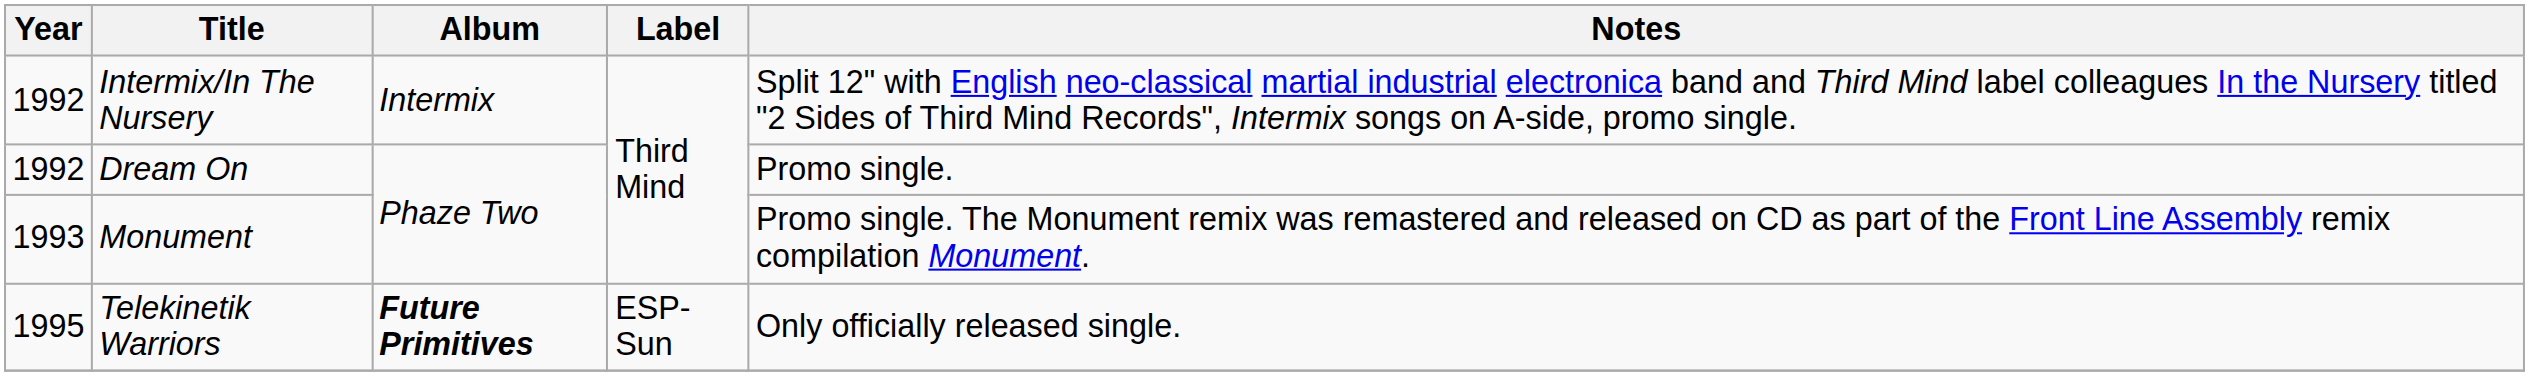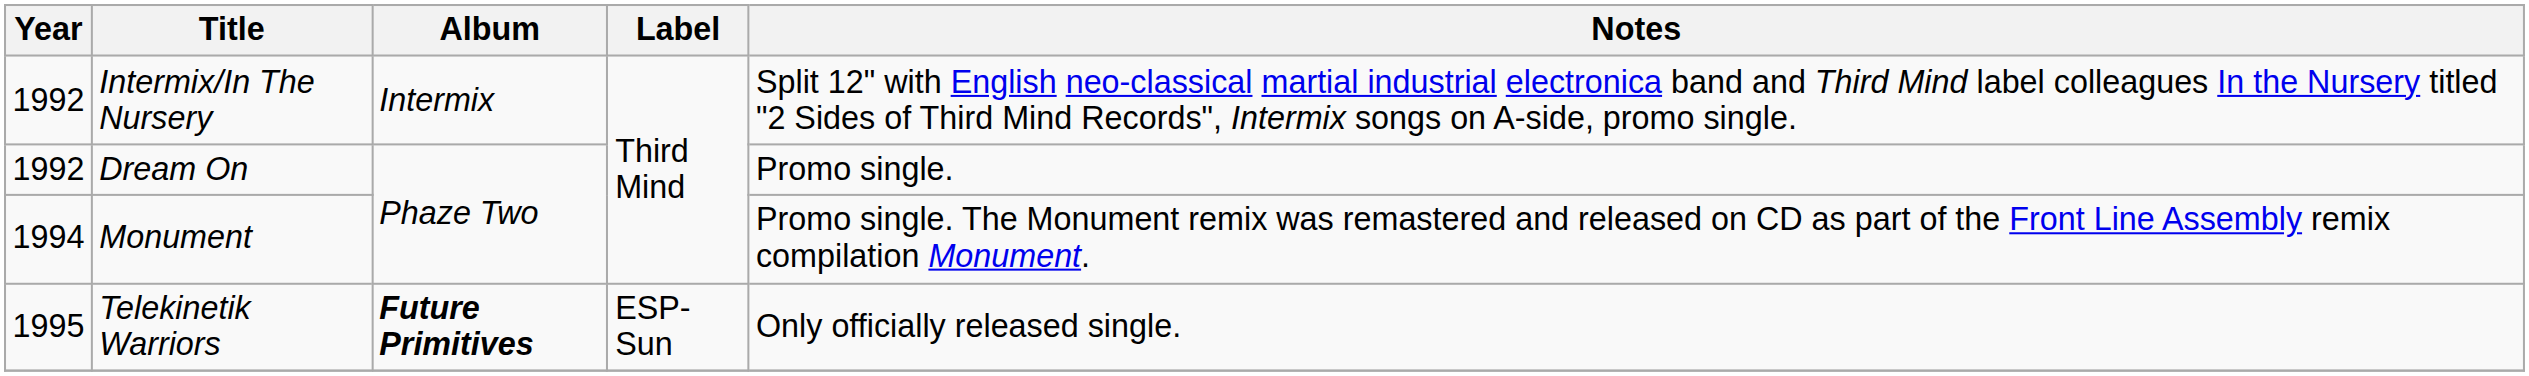(48, 238) 1993 -> (48, 238) 1994
